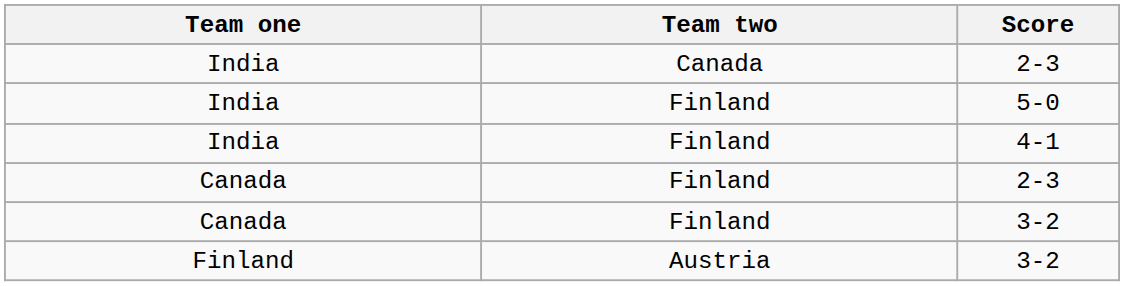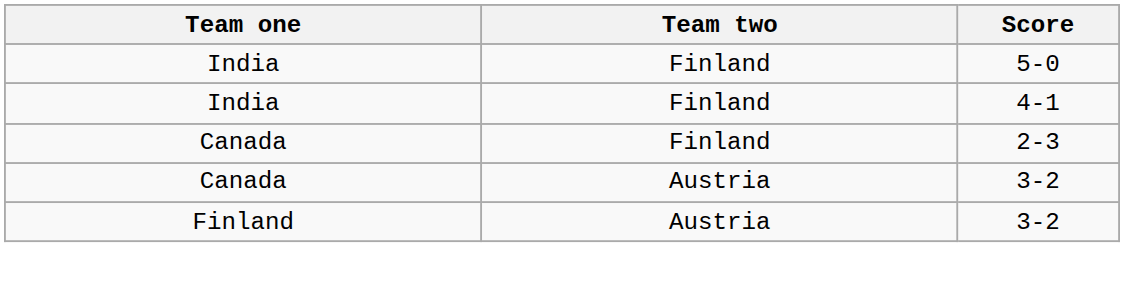- row: (243, 64)
(720, 222) Finland -> (720, 182) Austria
